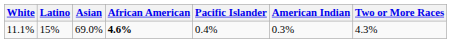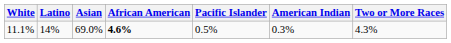(50, 30) 15% -> (50, 30) 14%
(206, 30) 0.4% -> (206, 30) 0.5%
